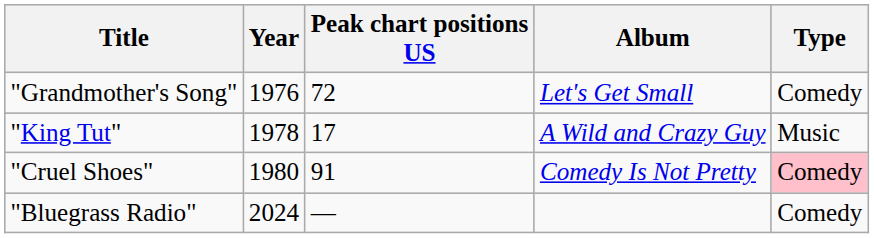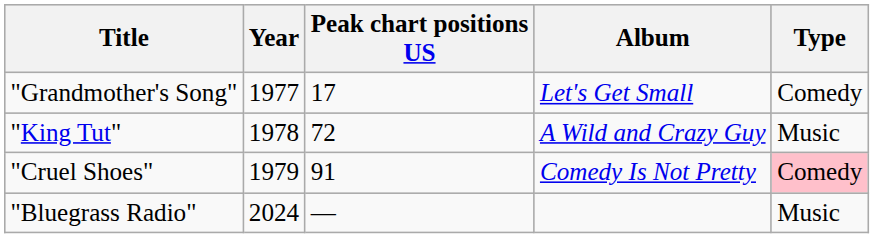(274, 92) 1976 -> (274, 92) 1977
(323, 92) 72 -> (323, 92) 17
(323, 132) 17 -> (323, 132) 72
(274, 172) 1980 -> (274, 172) 1979
(820, 212) Comedy -> (809, 212) Music
